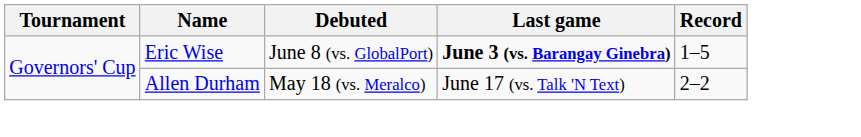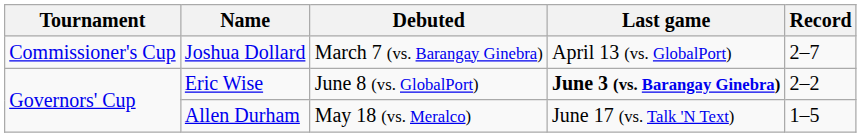+ row: (245, 52)
(695, 52) 1–5 -> (804, 83) 2–2
(695, 83) 2–2 -> (804, 115) 1–5
